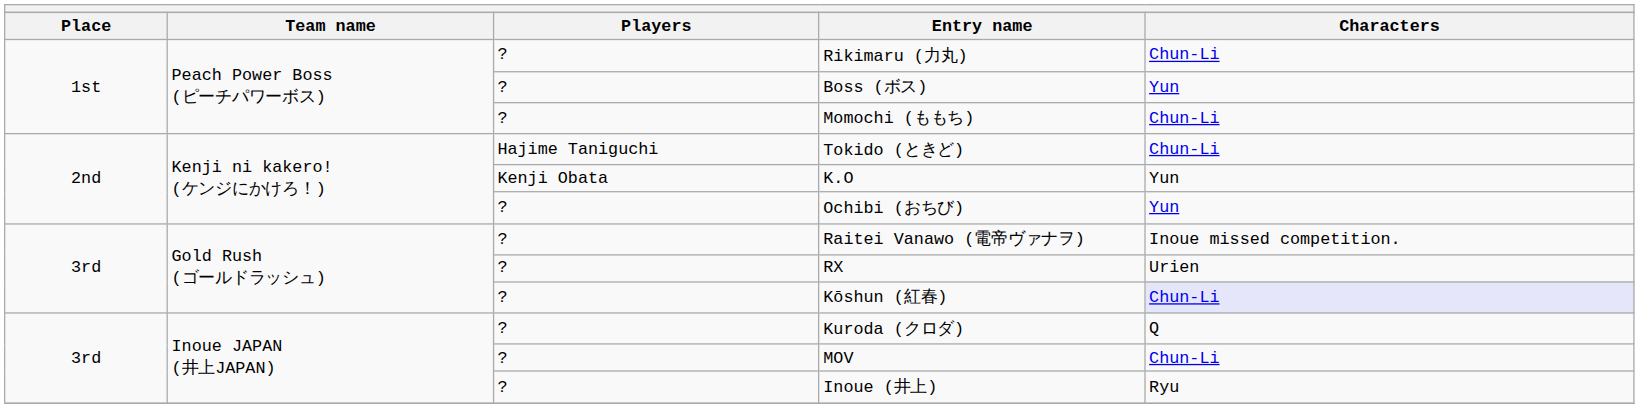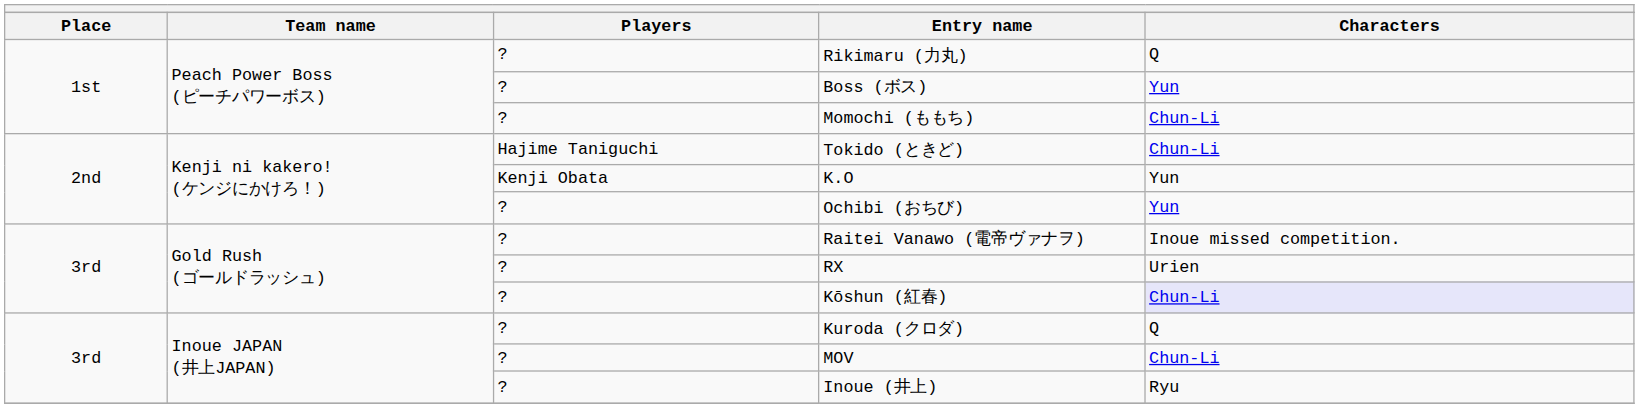(1184, 56) Chun-Li -> (1154, 56) Q
